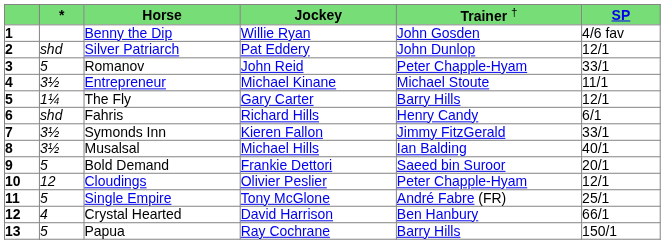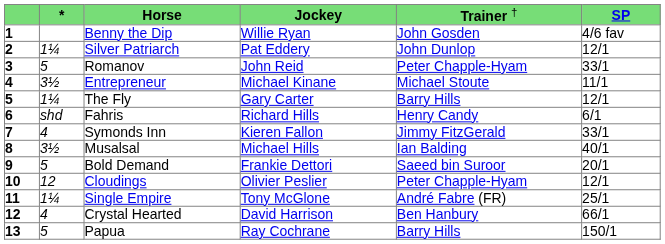(51, 49) shd -> (50, 49) 1¼
(50, 132) 3½ -> (44, 132) 4
(44, 198) 5 -> (50, 198) 1¼
